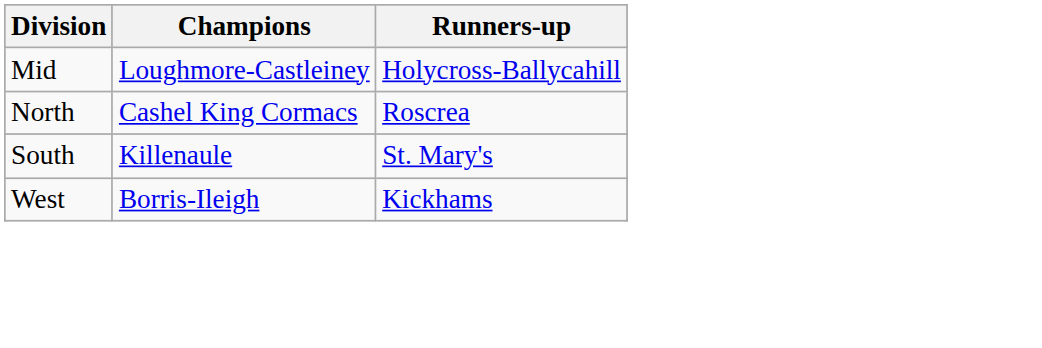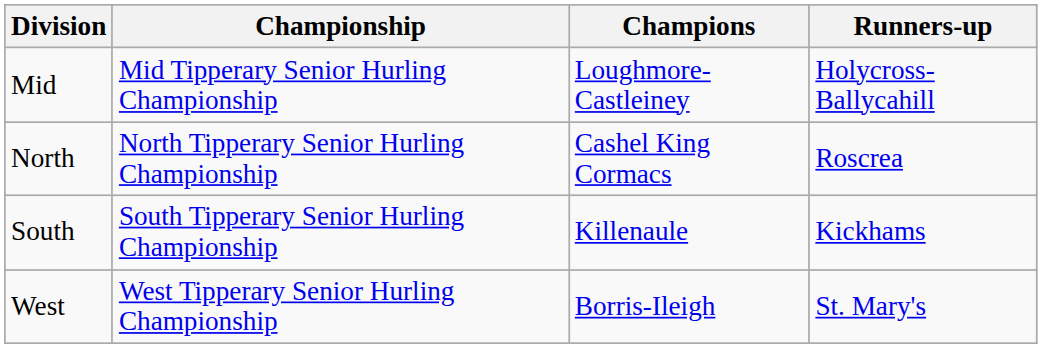+ column: (341, 26)
(438, 155) St. Mary's -> (871, 231) Kickhams
(437, 198) Kickhams -> (871, 305) St. Mary's
